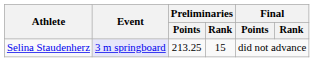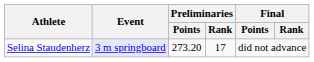(187, 48) 213.25 -> (187, 48) 273.20
(220, 48) 15 -> (220, 48) 17
